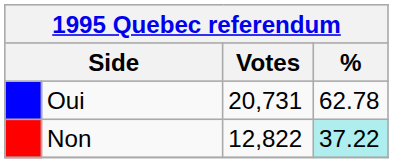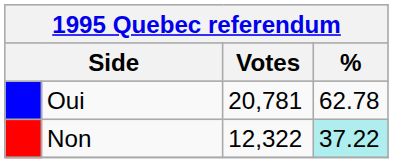(265, 101) 20,731 -> (265, 101) 20,781
(265, 139) 12,822 -> (265, 139) 12,322
